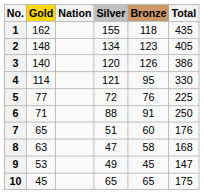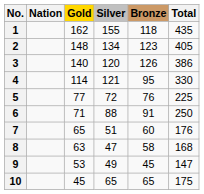columns swapped: (75, 13) <-> (41, 13)
